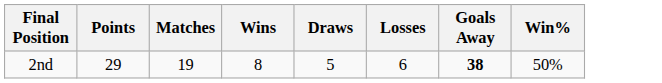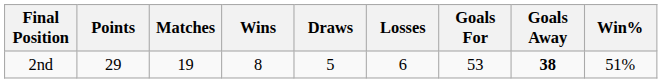+ column: (475, 27)
(548, 64) 50% -> (620, 64) 51%
